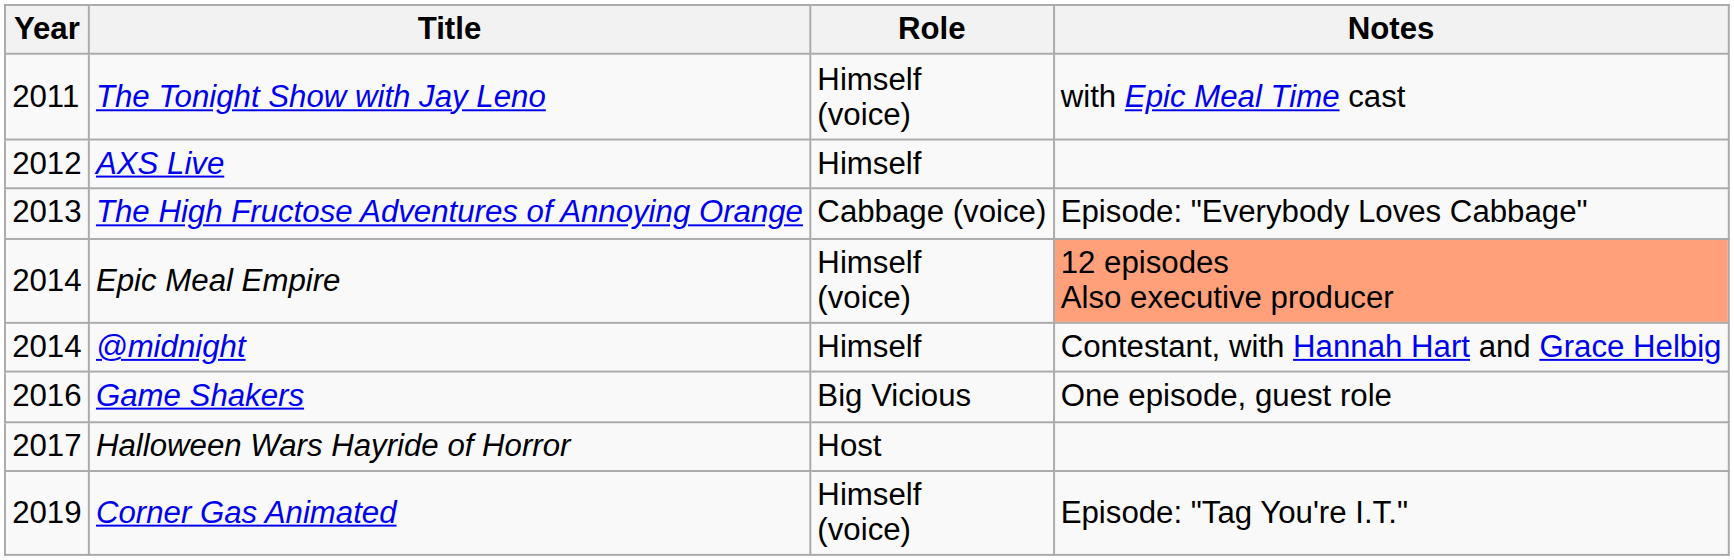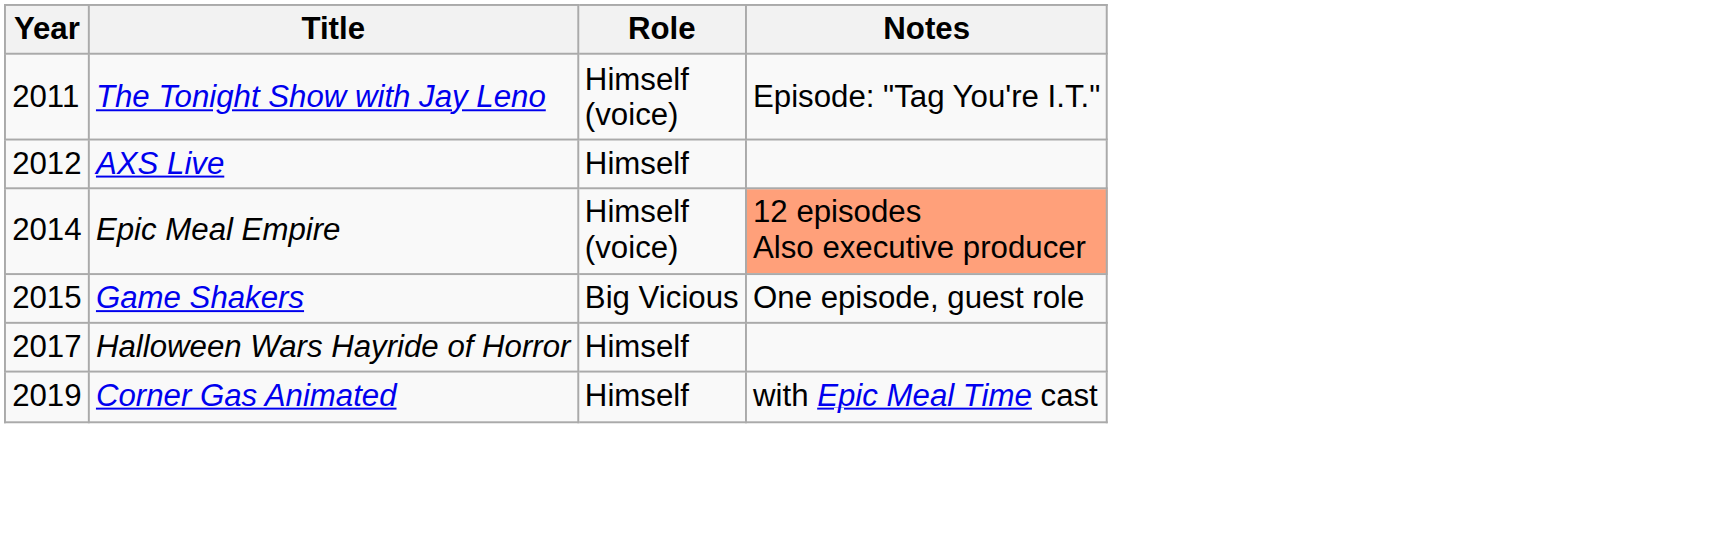(1233, 96) with Epic Meal Time cast -> (927, 96) Episode: "Tag You're I.T."
- row: (449, 212)
- row: (171, 346)
(47, 396) 2016 -> (47, 297) 2015
(849, 445) Host -> (637, 346) Himself
(869, 512) Himself (voice) -> (637, 396) Himself
(1234, 512) Episode: "Tag You're I.T." -> (925, 396) with Epic Meal Time cast
